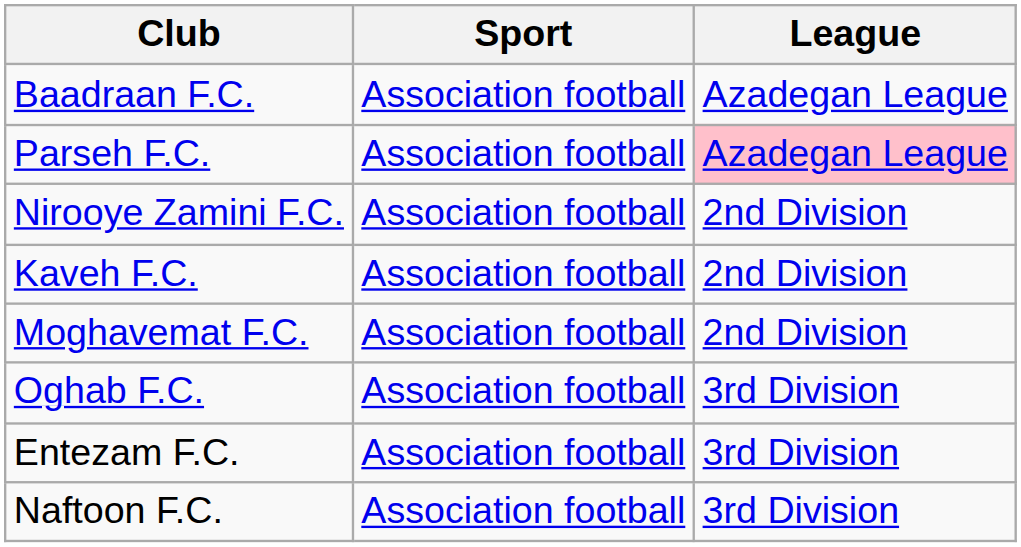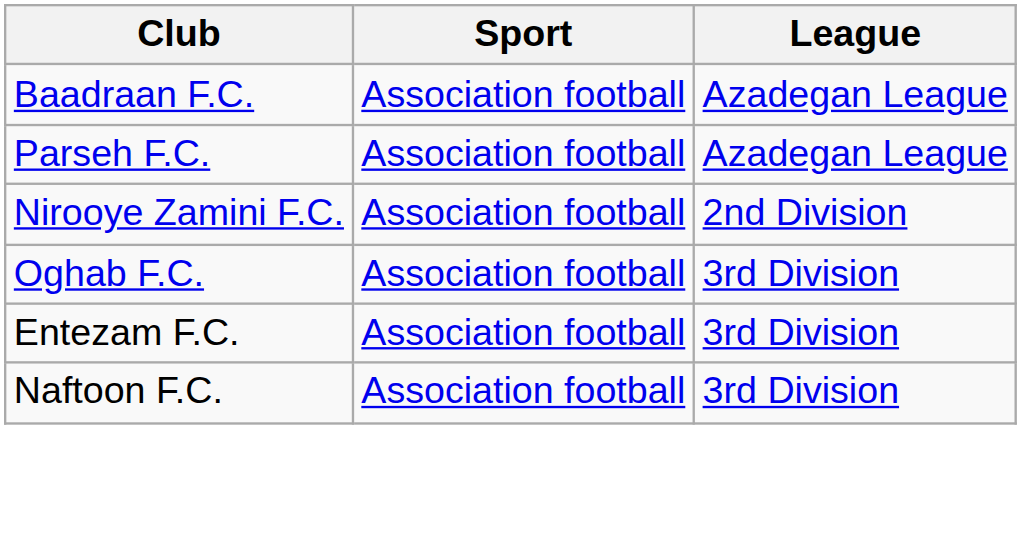(855, 153) pink background -> (855, 153) no background
- row: (106, 272)
- row: (161, 332)
